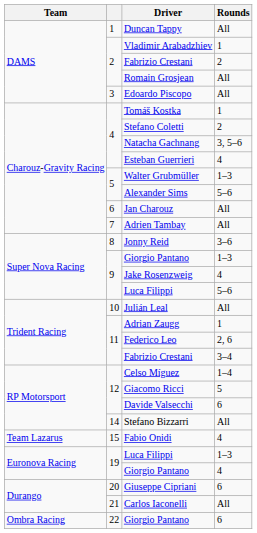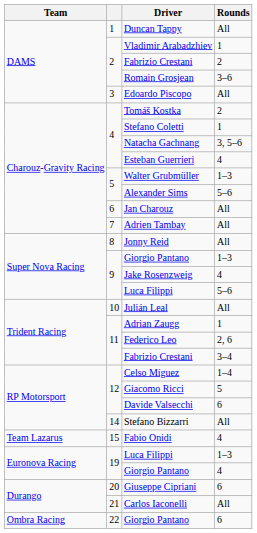(223, 77) All -> (224, 77) 3–6
(220, 110) 1 -> (220, 110) 2
(220, 126) 2 -> (220, 126) 1
(224, 241) 3–6 -> (223, 241) All
